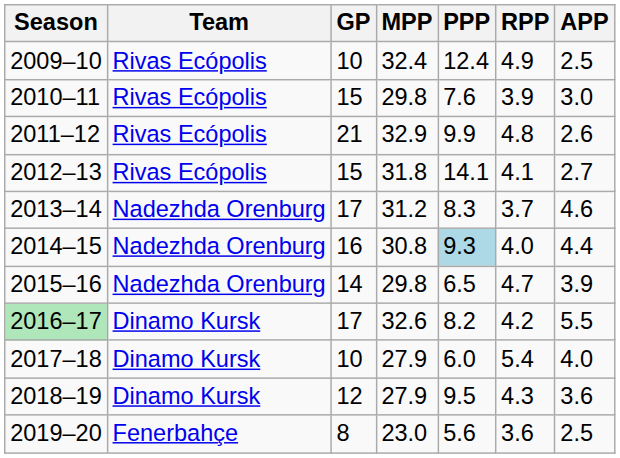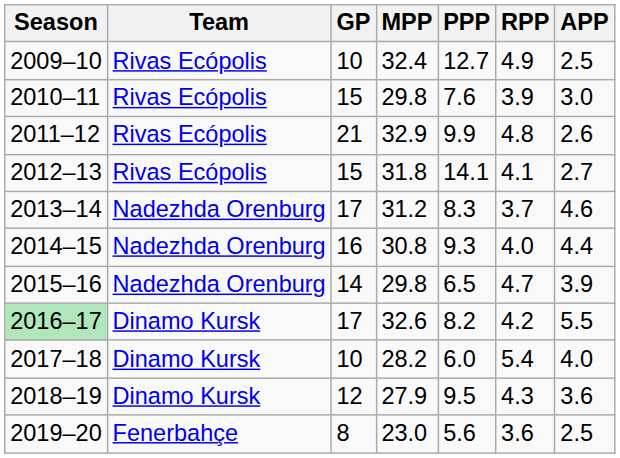(466, 60) 12.4 -> (466, 60) 12.7
(460, 246) lightblue background -> (460, 246) no background
(404, 358) 27.9 -> (404, 358) 28.2
